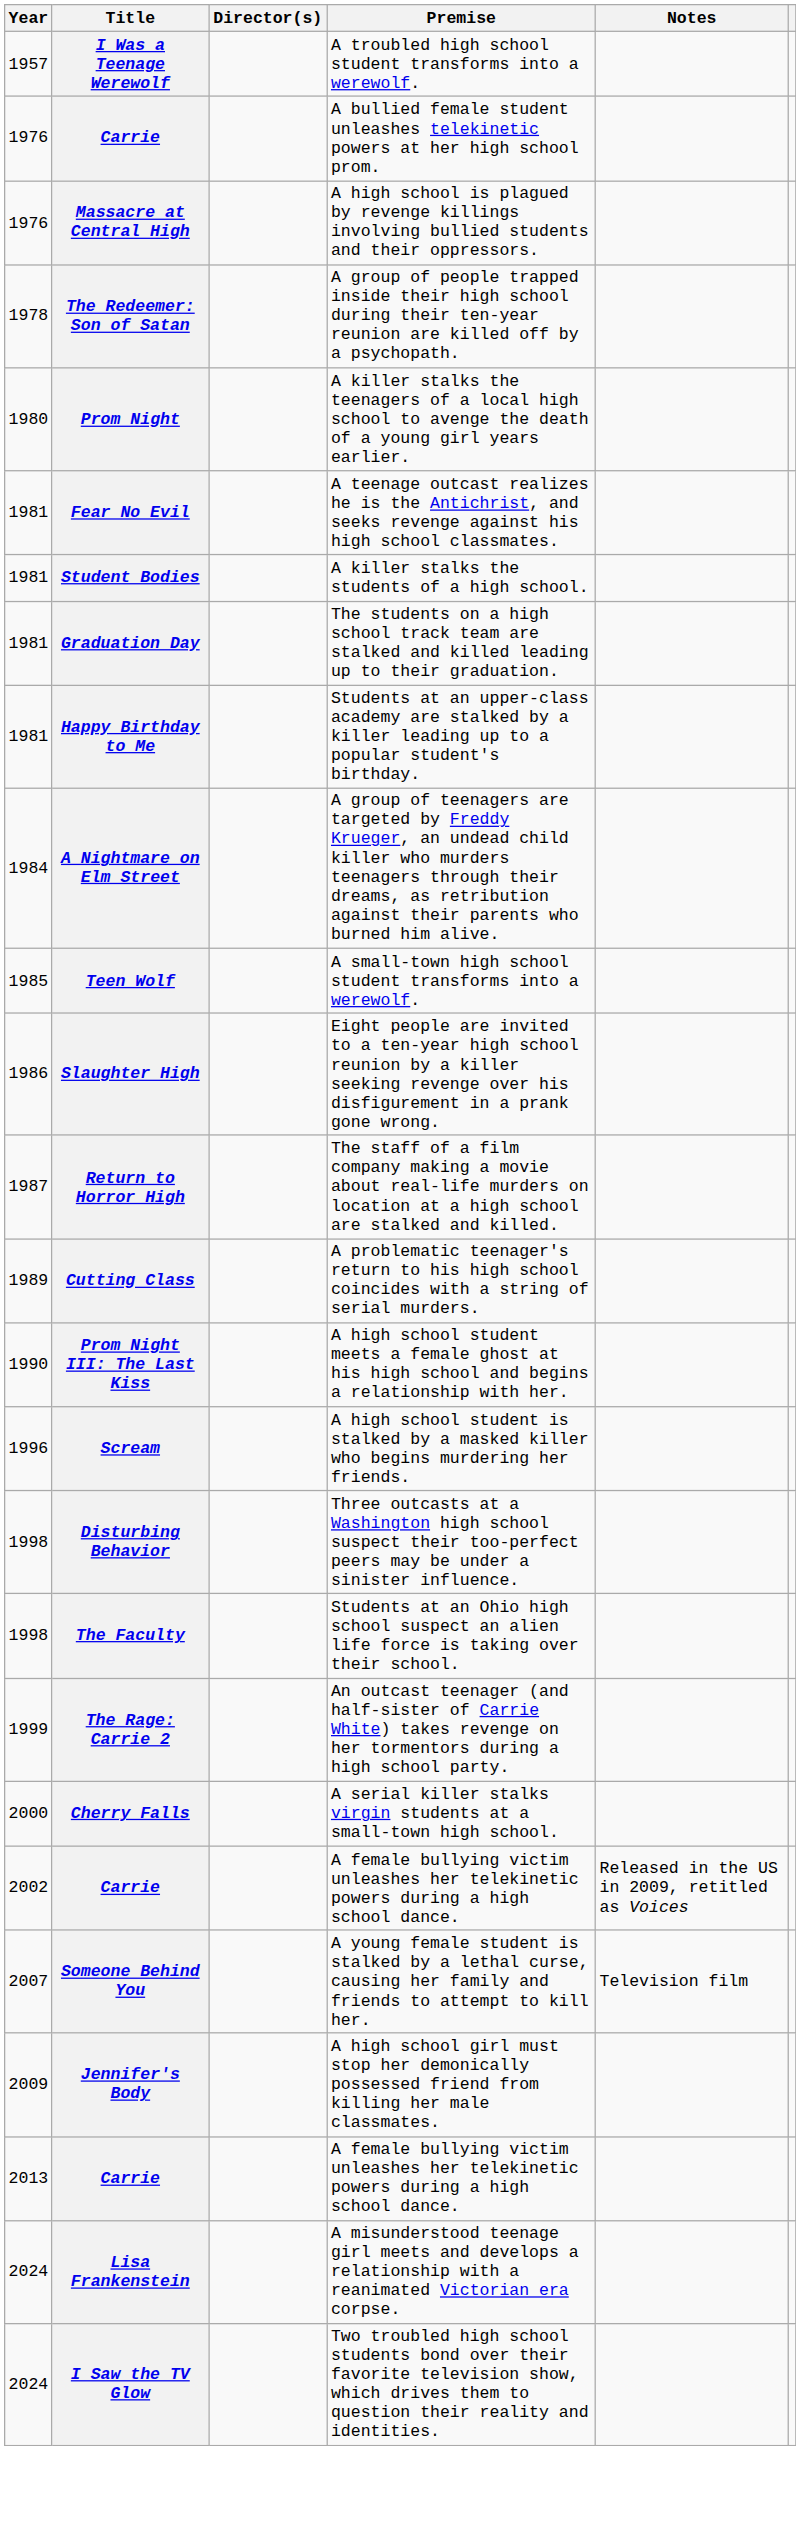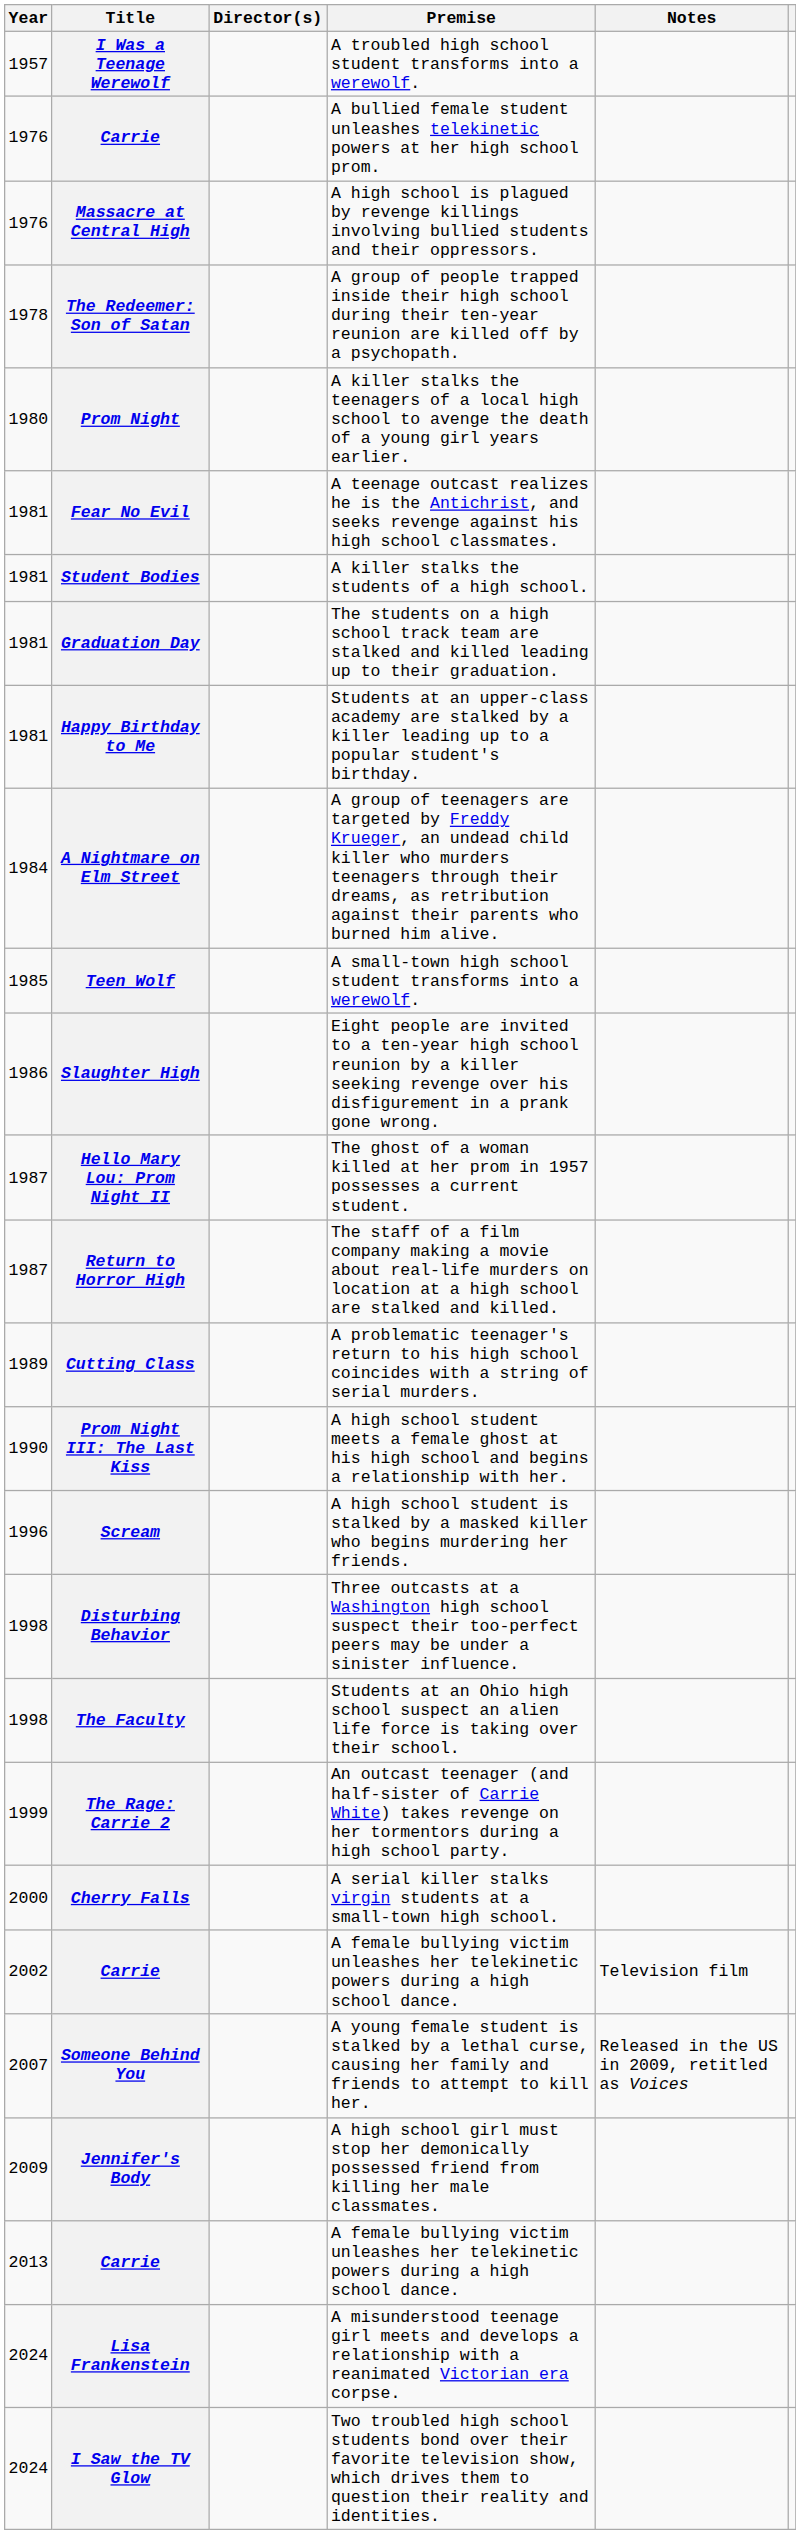+ row: (28, 1178)
(689, 1888) Released in the US in 2009, retitled as Voices -> (674, 1972) Television film
(674, 1982) Television film -> (689, 2066) Released in the US in 2009, retitled as Voices
